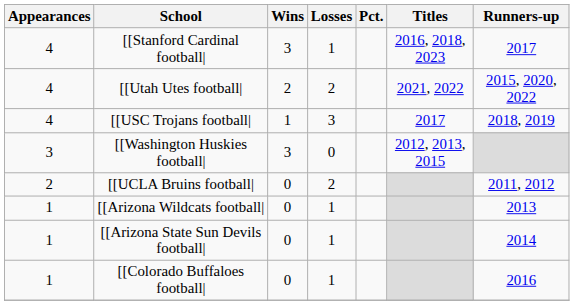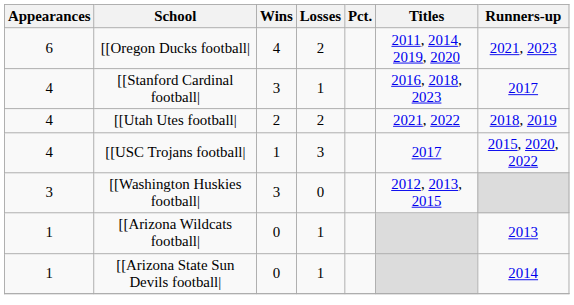+ row: (175, 48)
(521, 88) 2015, 2020, 2022 -> (523, 120) 2018, 2019
(521, 120) 2018, 2019 -> (523, 152) 2015, 2020, 2022
- row: (181, 184)
- row: (181, 280)
